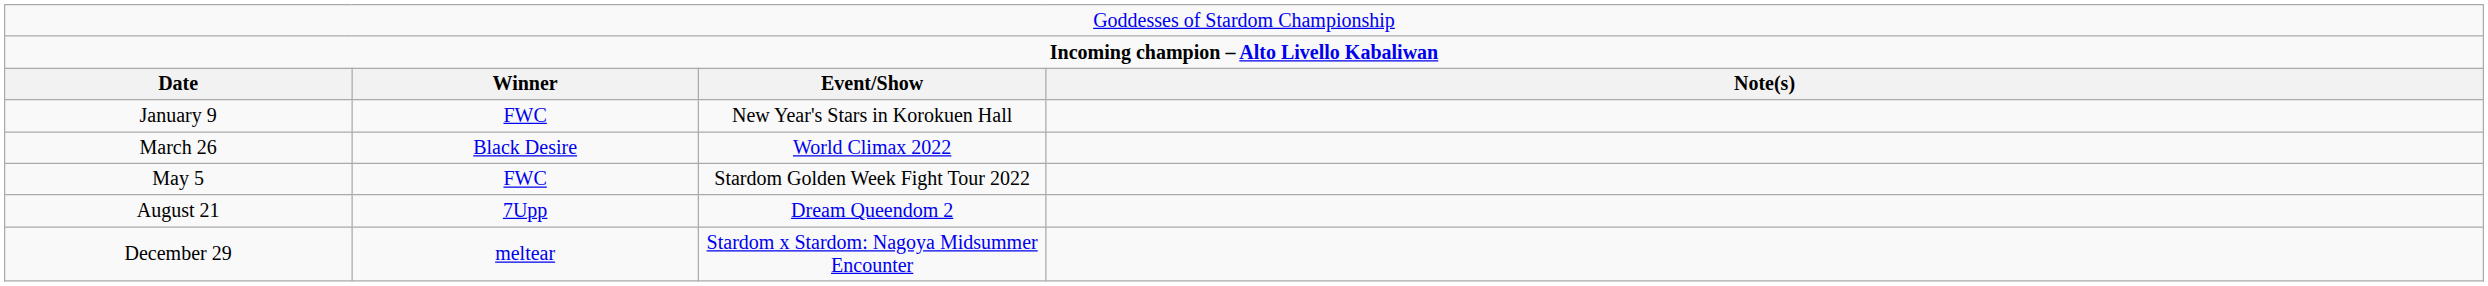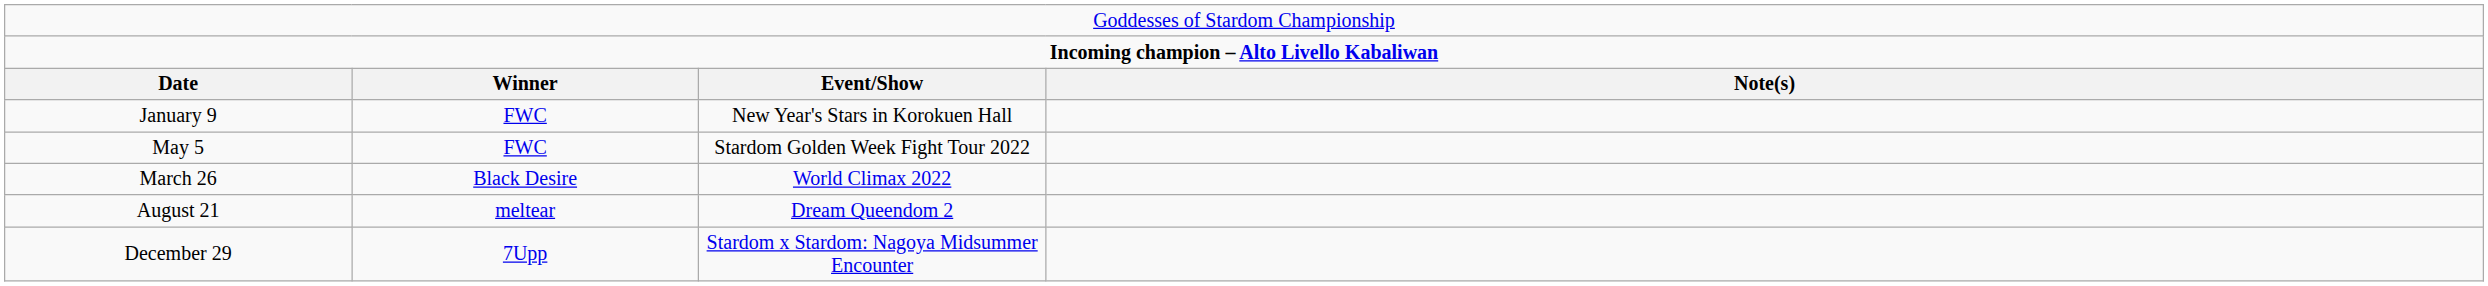rows swapped: (178, 147) <-> (178, 178)
(525, 210) 7Upp -> (525, 210) meltear
(525, 253) meltear -> (525, 253) 7Upp
